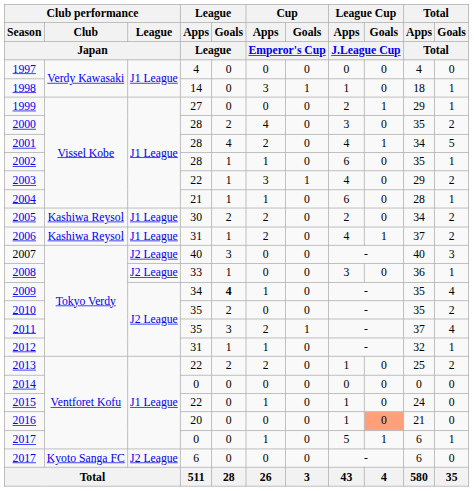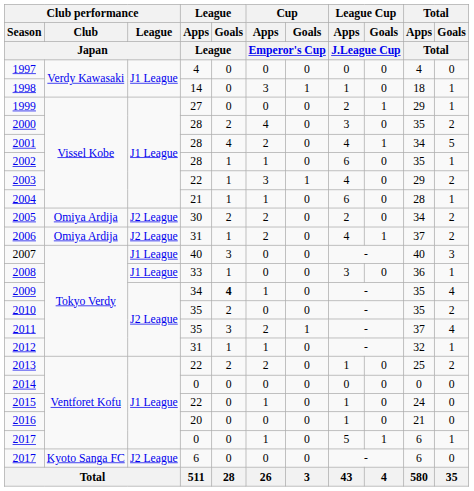(86, 217) Kashiwa Reysol -> (86, 217) Omiya Ardija
(154, 217) J1 League -> (154, 217) J2 League
(86, 236) Kashiwa Reysol -> (86, 236) Omiya Ardija
(154, 236) J1 League -> (154, 236) J2 League
(154, 254) J2 League -> (154, 254) J1 League
(154, 273) J2 League -> (154, 273) J1 League
(384, 421) lightsalmon background -> (384, 421) no background
